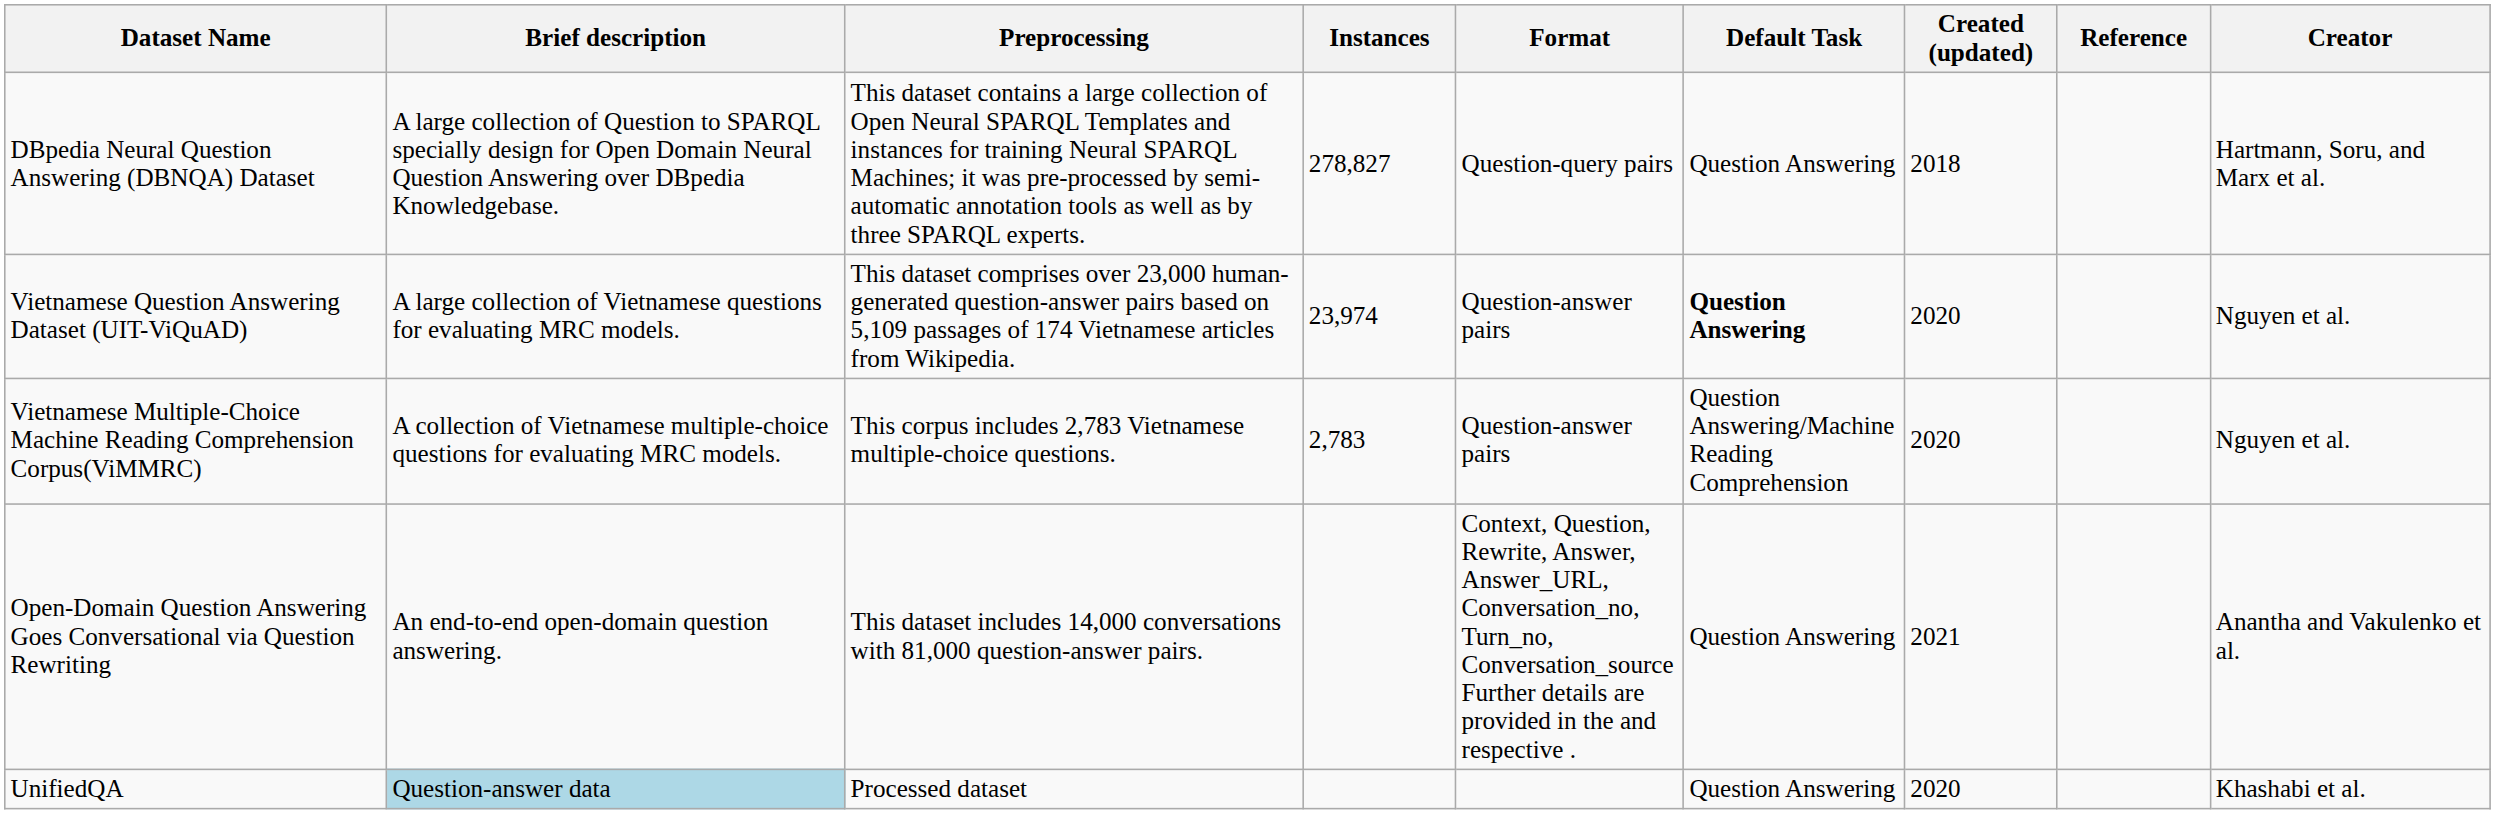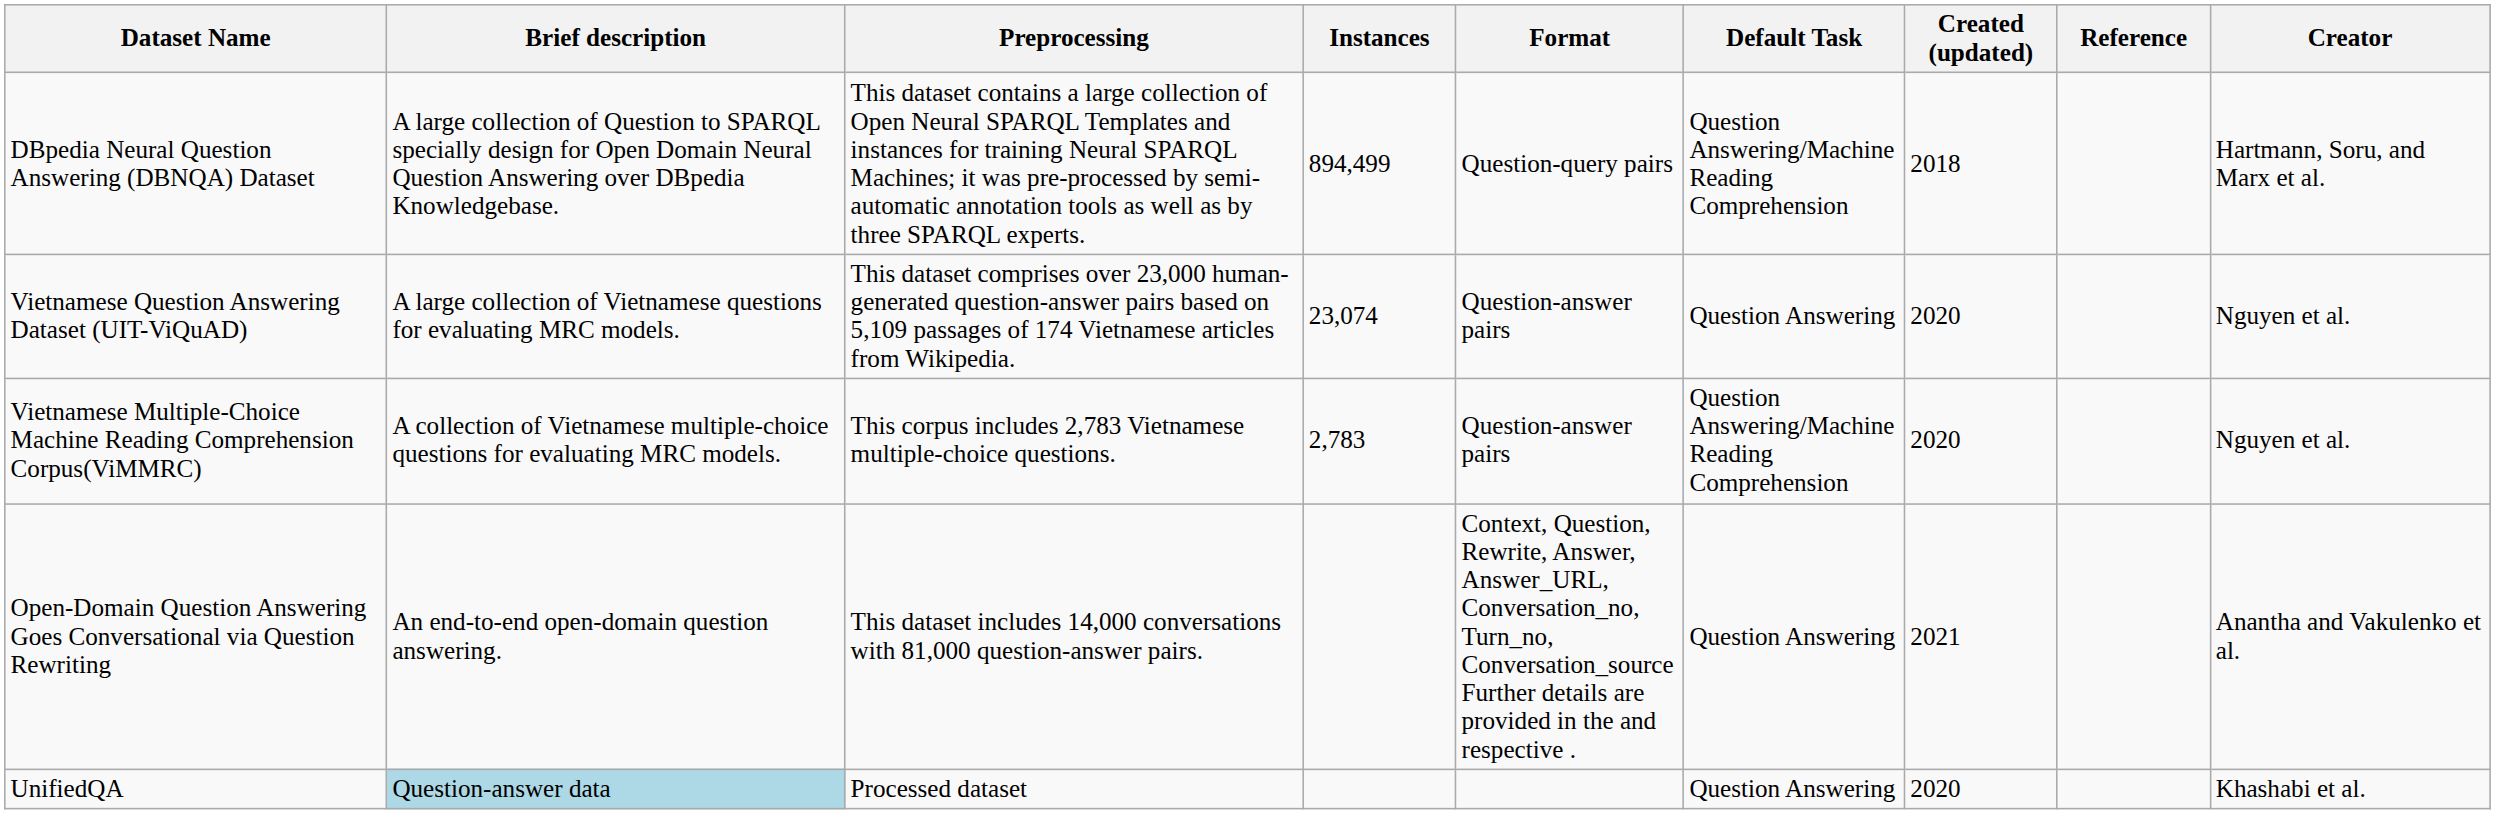(1350, 163) 278,827 -> (1350, 163) 894,499
(1792, 163) Question Answering -> (1792, 163) Question Answering/Machine Reading Comprehension
(1343, 316) 23,974 -> (1343, 316) 23,074
(1747, 316) bold -> (1792, 316) normal
